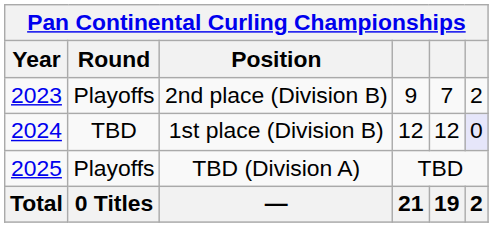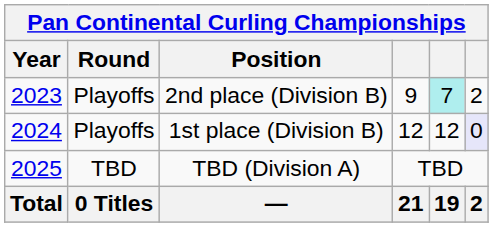(447, 95) no background -> (447, 95) paleturquoise background
(114, 131) TBD -> (114, 131) Playoffs
(114, 167) Playoffs -> (114, 167) TBD
